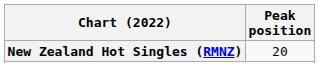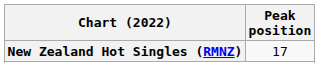(280, 51) 20 -> (280, 51) 17
